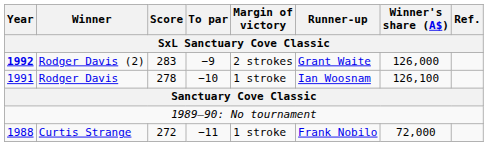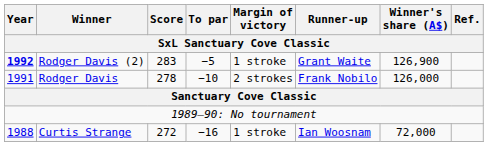(208, 62) −9 -> (208, 62) −5
(263, 62) 2 strokes -> (260, 62) 1 stroke
(416, 62) 126,000 -> (416, 62) 126,900
(260, 79) 1 stroke -> (263, 79) 2 strokes
(334, 79) Ian Woosnam -> (338, 79) Frank Nobilo
(416, 79) 126,100 -> (416, 79) 126,000
(208, 133) −11 -> (208, 133) −16
(338, 133) Frank Nobilo -> (334, 133) Ian Woosnam
